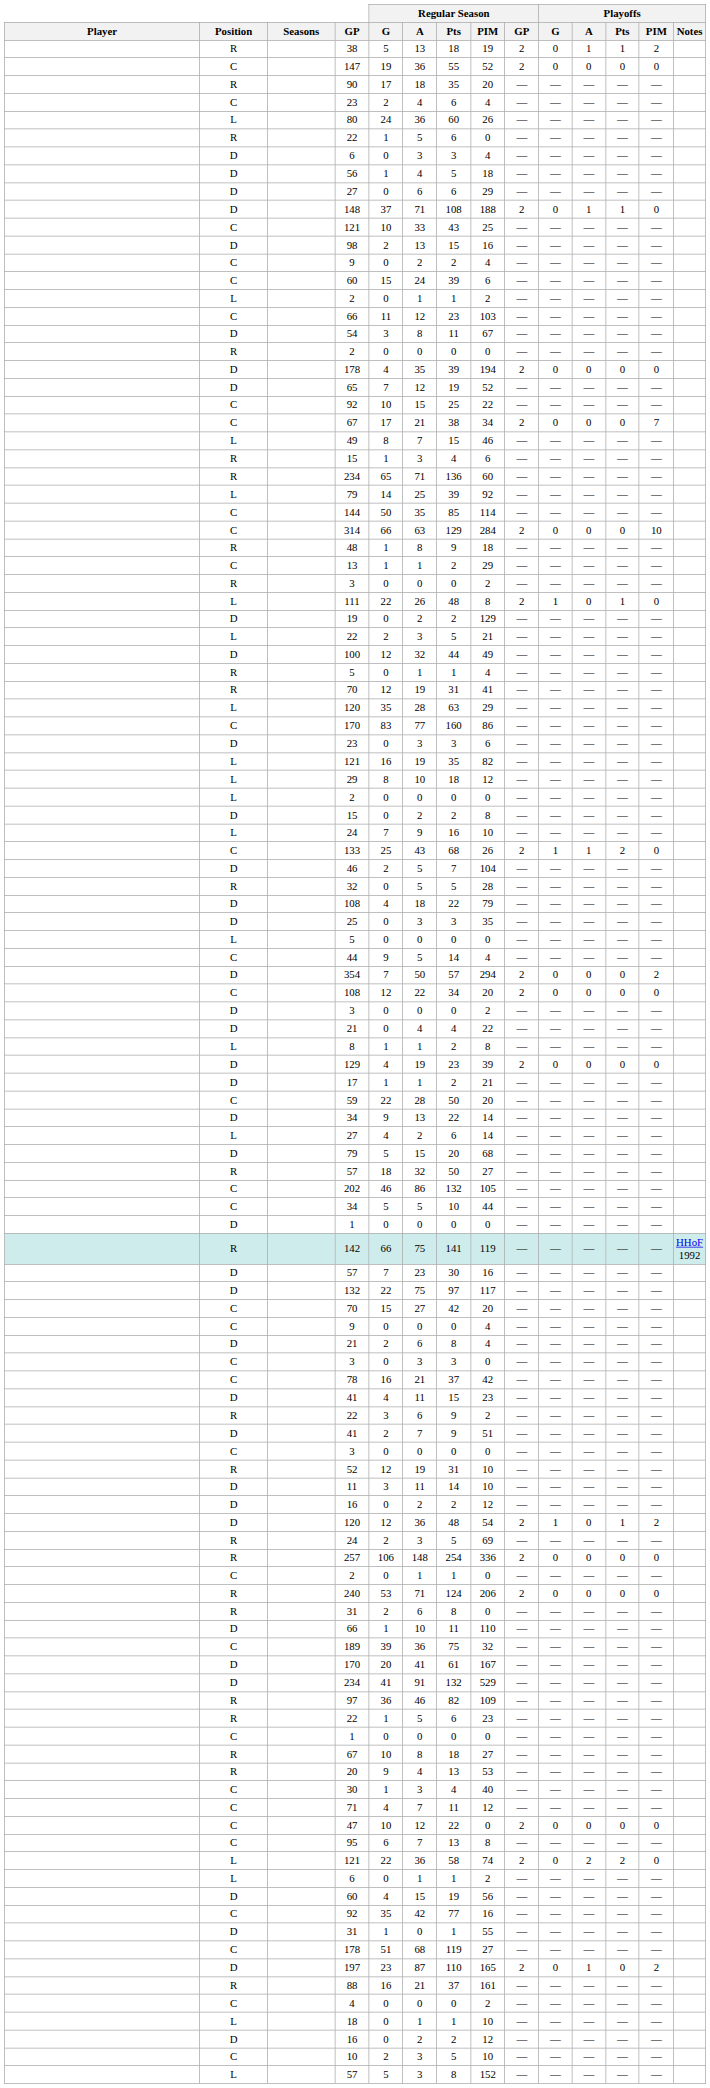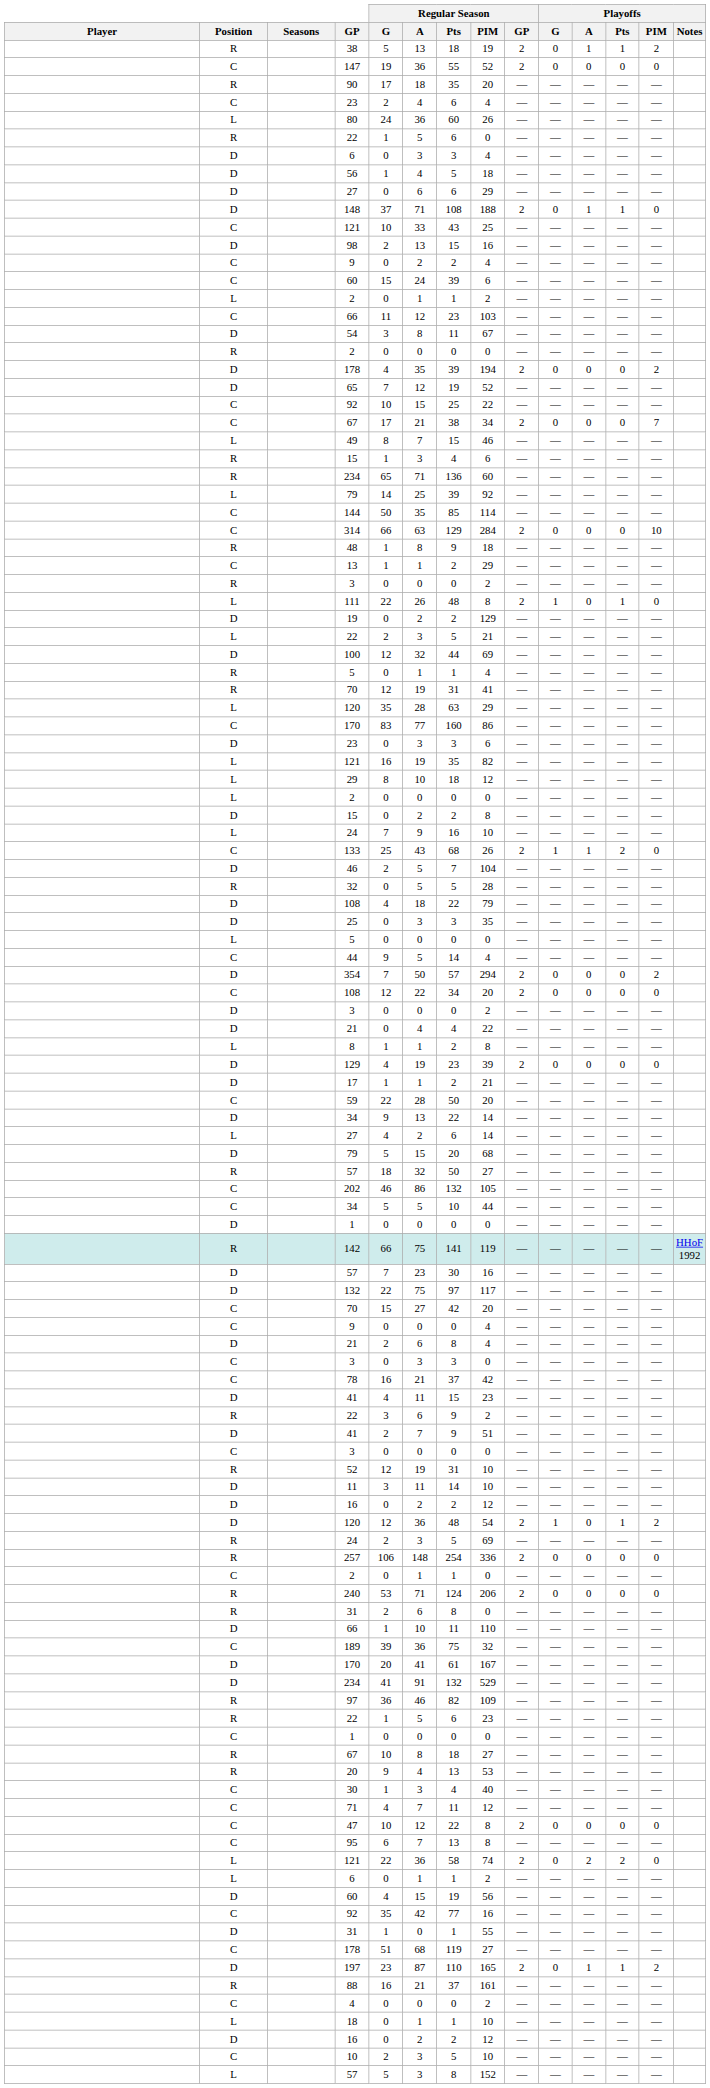(656, 370) 0 -> (656, 370) 2
(488, 655) 49 -> (488, 655) 69
(488, 1825) 0 -> (488, 1825) 8
(622, 1968) 0 -> (622, 1968) 1
